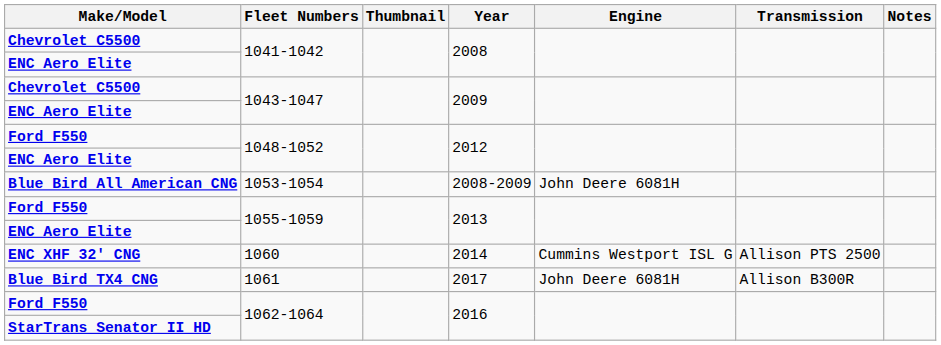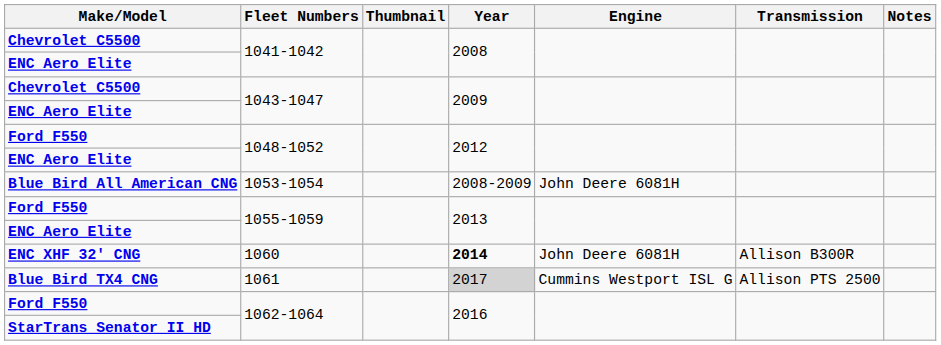(470, 256) normal -> (470, 256) bold
(636, 256) Cummins Westport ISL G -> (609, 256) John Deere 6081H
(810, 256) Allison PTS 2500 -> (797, 256) Allison B300R
(470, 280) no background -> (470, 280) lightgrey background
(609, 280) John Deere 6081H -> (636, 280) Cummins Westport ISL G
(797, 280) Allison B300R -> (810, 280) Allison PTS 2500
